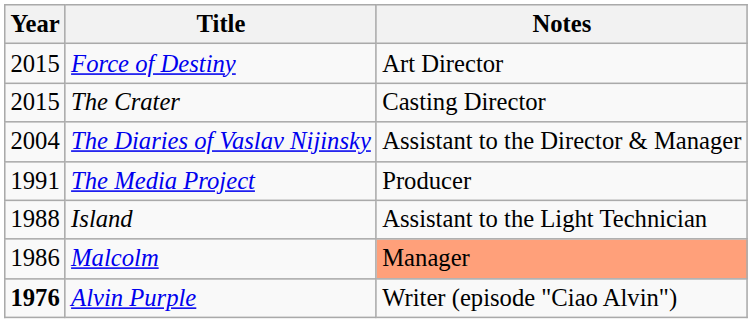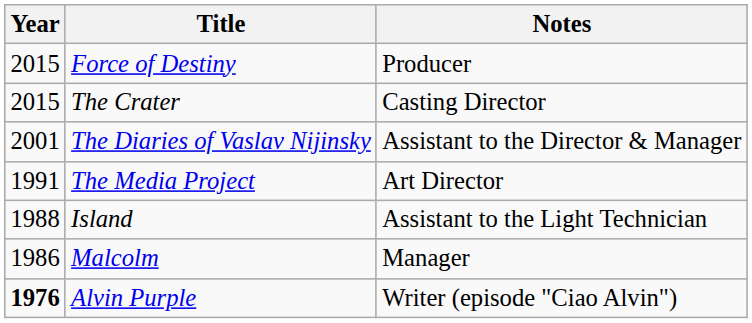(443, 63) Art Director -> (427, 63) Producer
(35, 141) 2004 -> (35, 141) 2001
(427, 180) Producer -> (443, 180) Art Director
(426, 258) lightsalmon background -> (426, 258) no background
